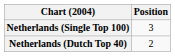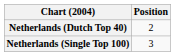rows swapped: (68, 43) <-> (68, 28)
